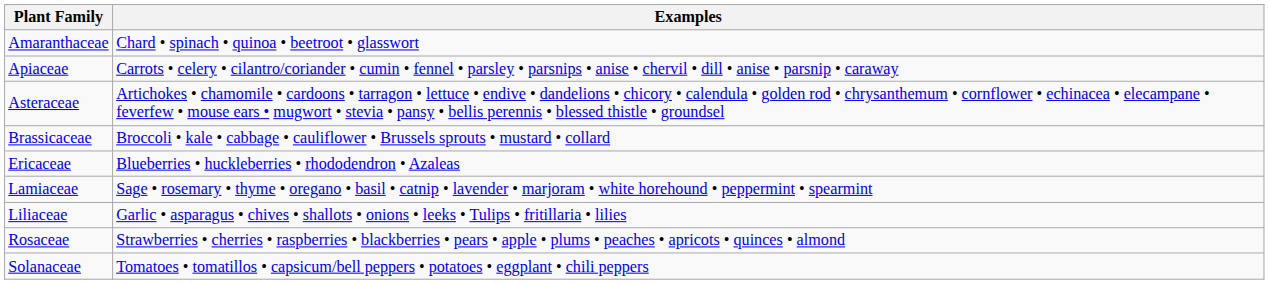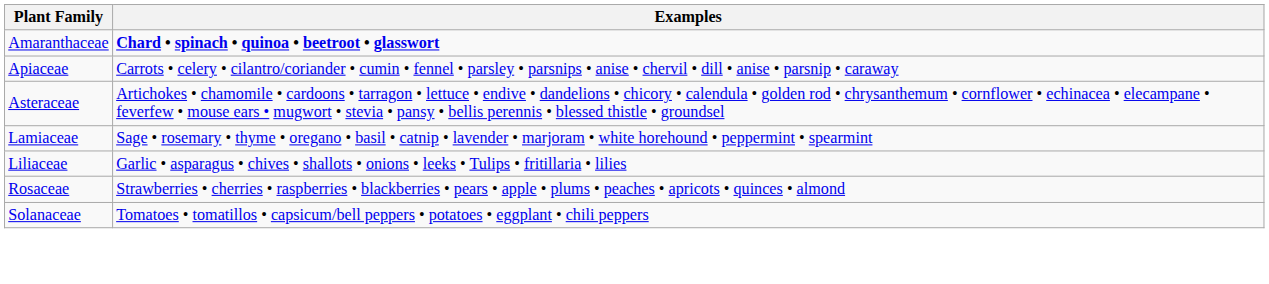(268, 42) normal -> (278, 42) bold
- row: (50, 138)
- row: (40, 163)
